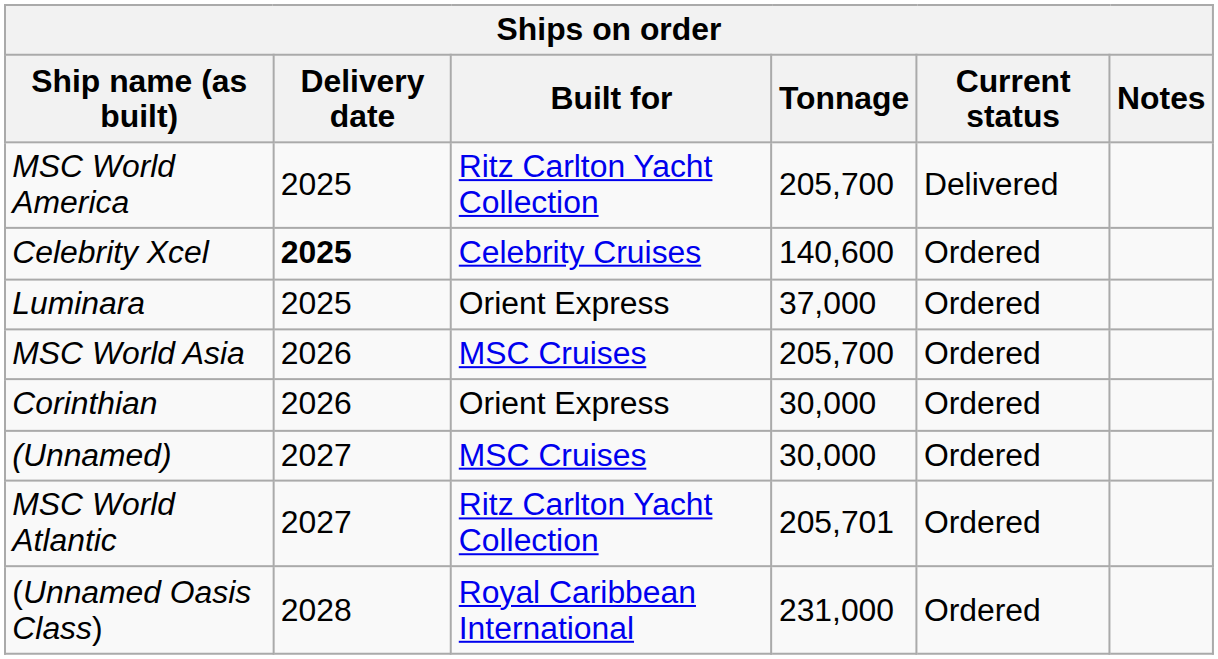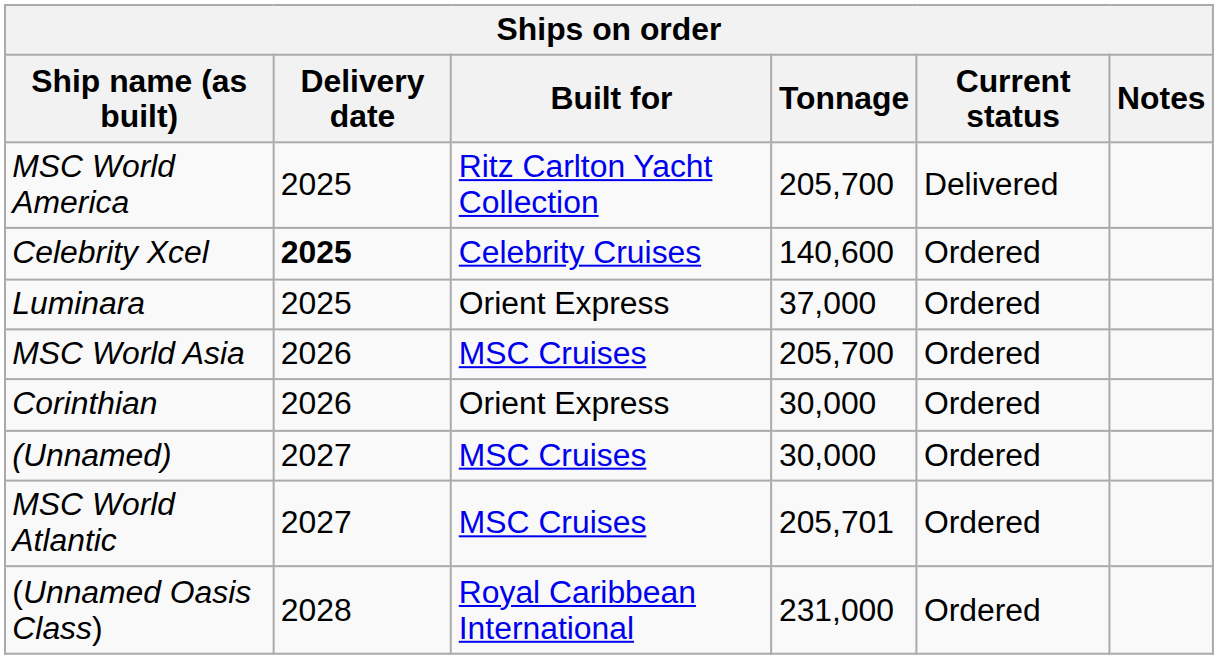(586, 523) Ritz Carlton Yacht Collection -> (553, 523) MSC Cruises
